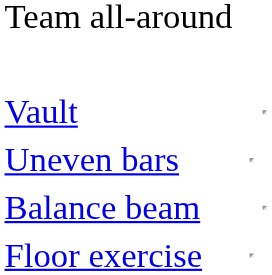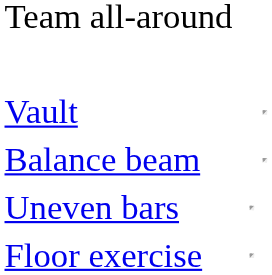rows swapped: (92, 159) <-> (102, 207)
